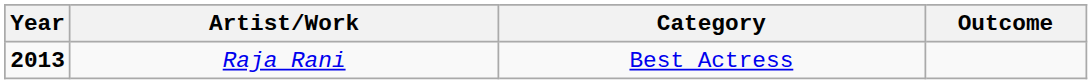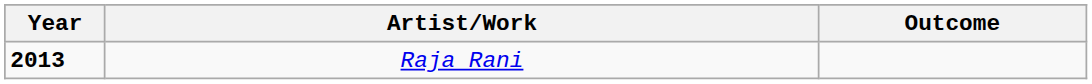- column: (711, 23)
